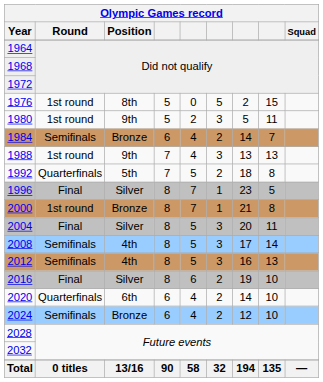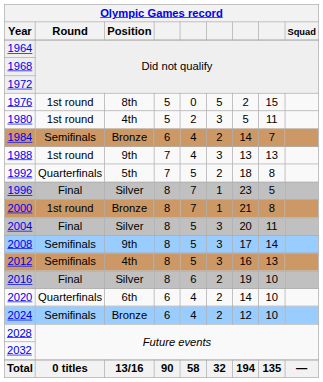(129, 119) 9th -> (129, 119) 4th
(129, 244) 4th -> (129, 244) 9th
